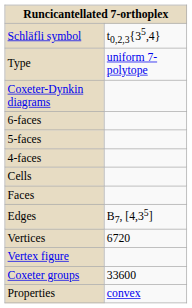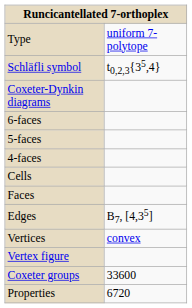rows swapped: (19, 64) <-> (44, 36)
(119, 238) 6720 -> (124, 238) convex
(124, 293) convex -> (119, 293) 6720
